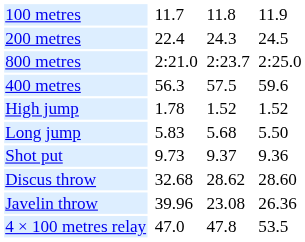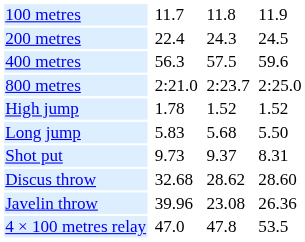rows swapped: (43, 85) <-> (43, 61)
(273, 156) 9.36 -> (273, 156) 8.31
